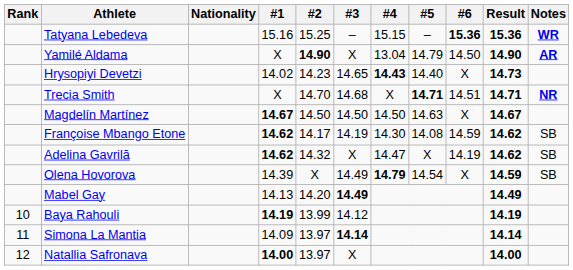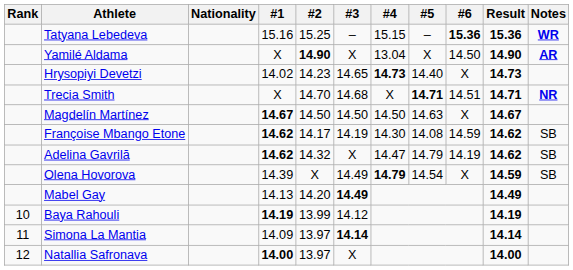(427, 54) 14.79 -> (427, 54) X
(390, 74) 14.43 -> (390, 74) 14.73
(427, 154) X -> (427, 154) 14.79
